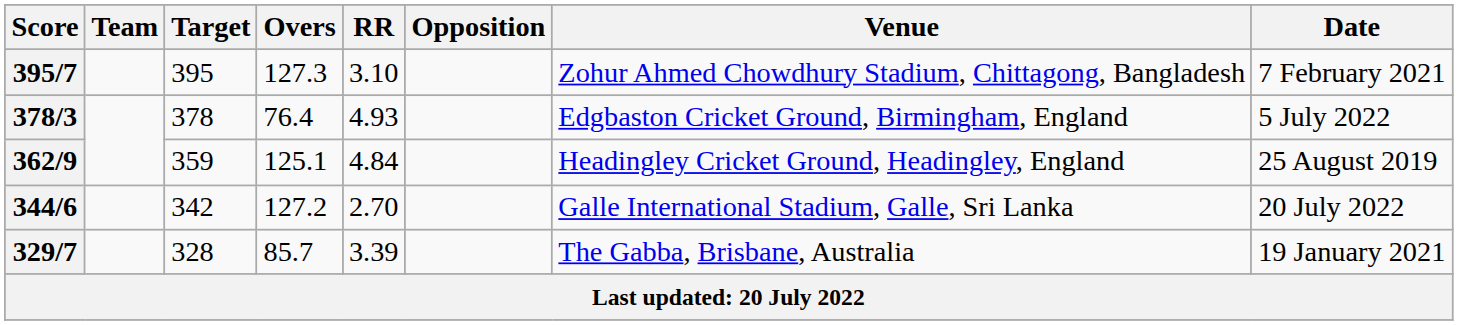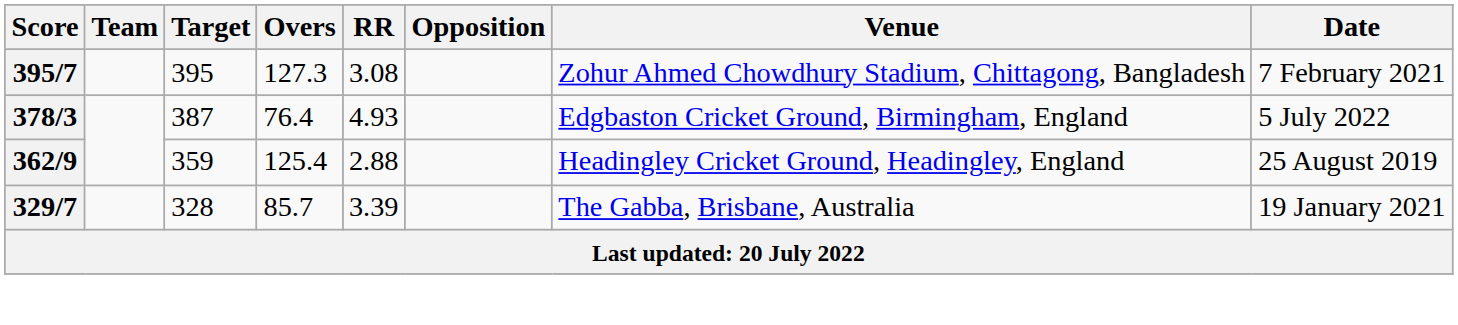(374, 71) 3.10 -> (374, 71) 3.08
(193, 116) 378 -> (193, 116) 387
(295, 161) 125.1 -> (295, 161) 125.4
(374, 161) 4.84 -> (374, 161) 2.88
- row: (45, 206)
